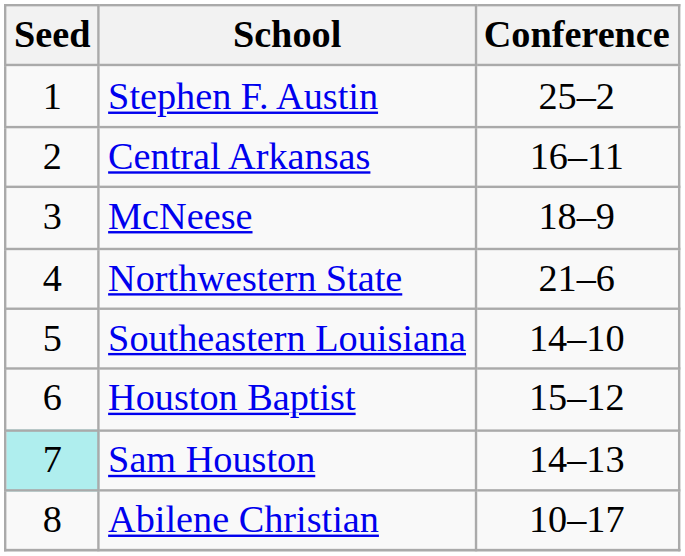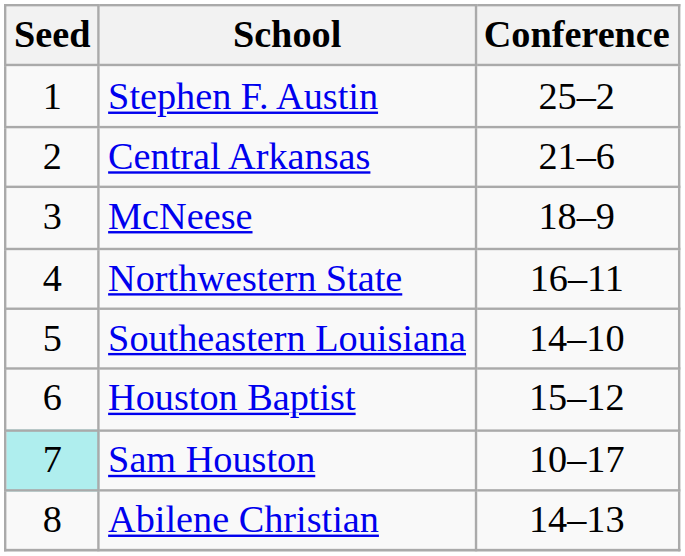(577, 156) 16–11 -> (577, 156) 21–6
(577, 277) 21–6 -> (577, 277) 16–11
(577, 459) 14–13 -> (577, 459) 10–17
(577, 519) 10–17 -> (577, 519) 14–13
